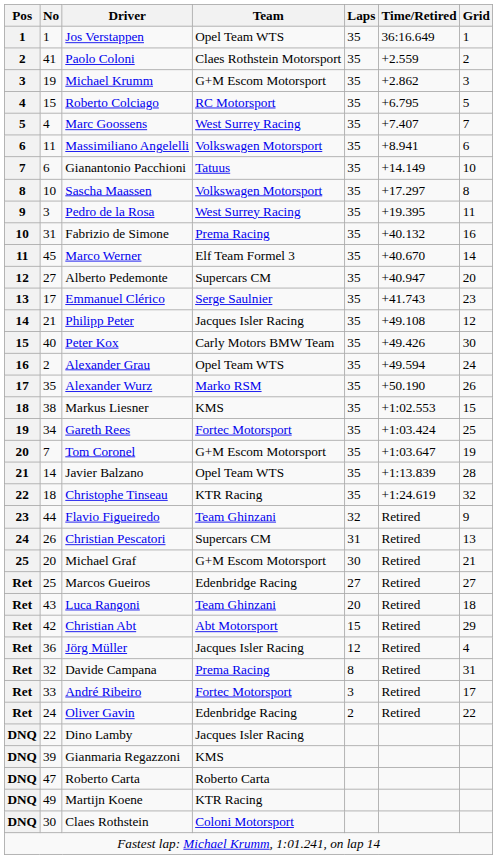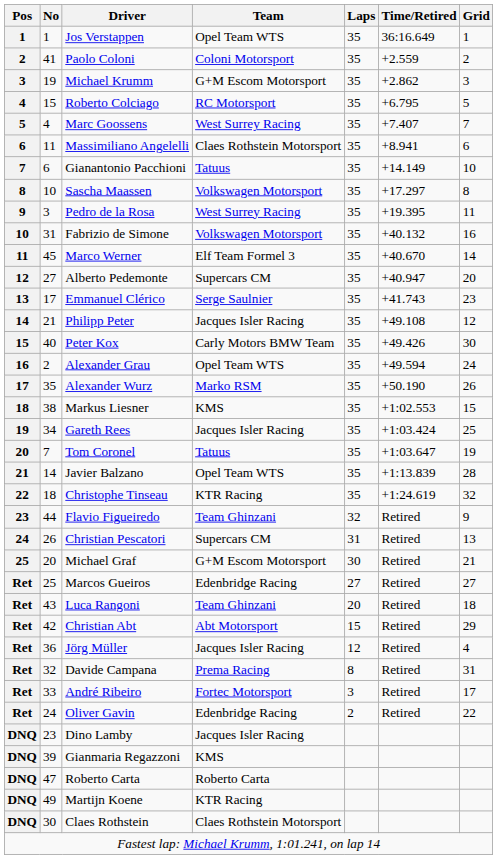(268, 59) Claes Rothstein Motorsport -> (245, 59) Coloni Motorsport
(259, 146) Volkswagen Motorsport -> (268, 146) Claes Rothstein Motorsport
(232, 233) Prema Racing -> (259, 233) Volkswagen Motorsport
(243, 429) Fortec Motorsport -> (249, 429) Jacques Isler Racing
(261, 451) G+M Escom Motorsport -> (213, 451) Tatuus
(50, 735) 22 -> (50, 735) 23
(245, 822) Coloni Motorsport -> (268, 822) Claes Rothstein Motorsport
